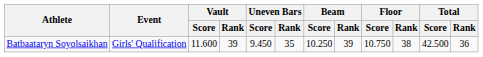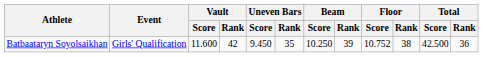(233, 44) 39 -> (233, 44) 42
(377, 44) 10.750 -> (377, 44) 10.752
